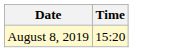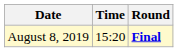+ column: (151, 15)
